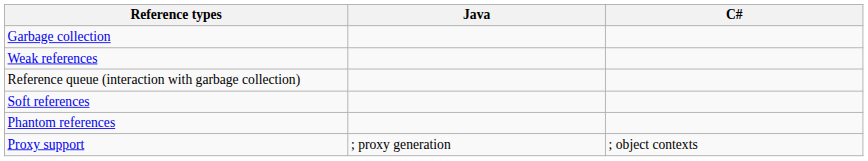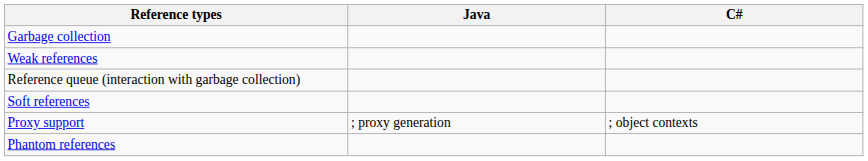rows swapped: (61, 123) <-> (46, 144)
